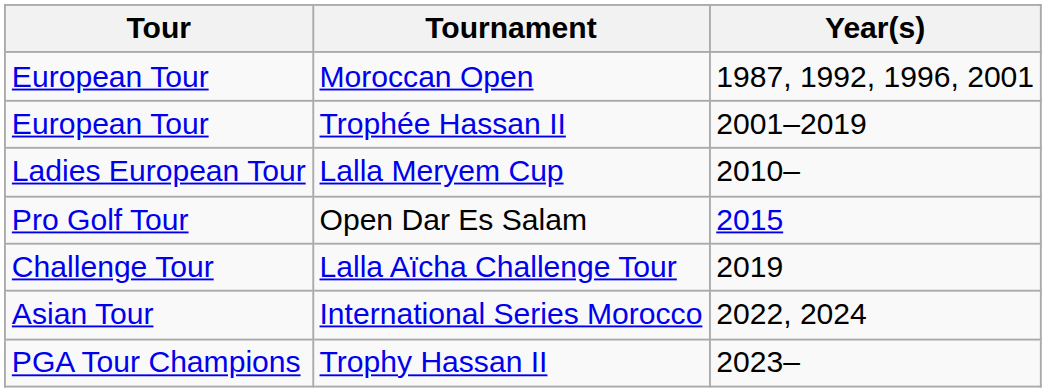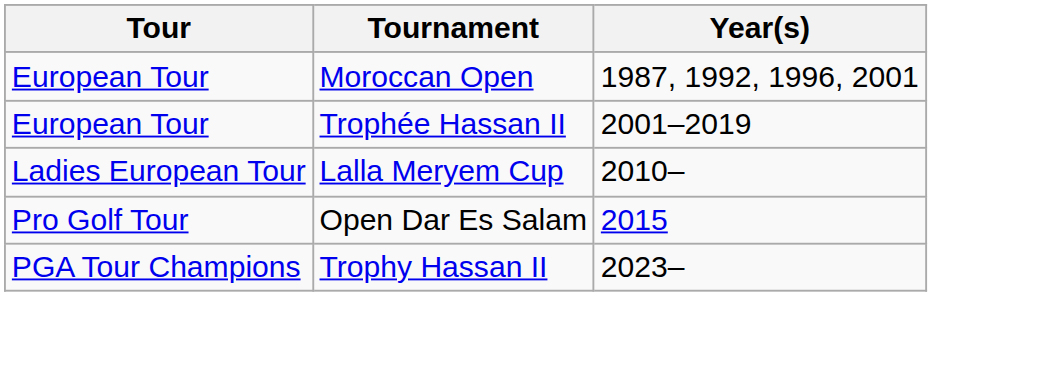- row: (498, 266)
- row: (511, 314)
